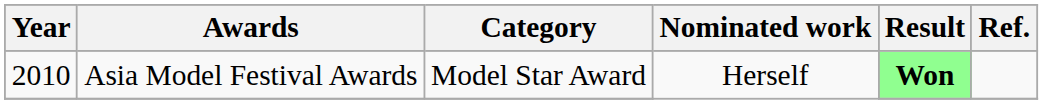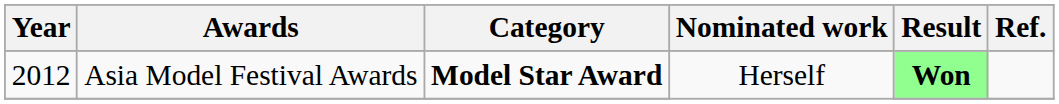(41, 74) 2010 -> (41, 74) 2012
(539, 74) normal -> (547, 74) bold
